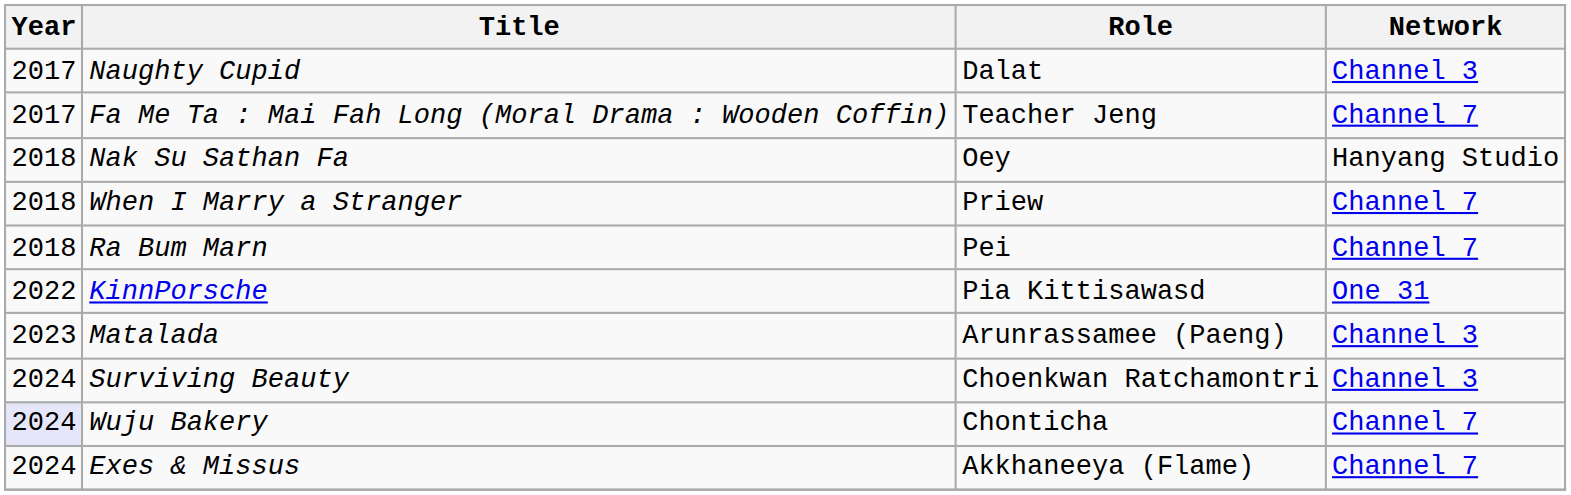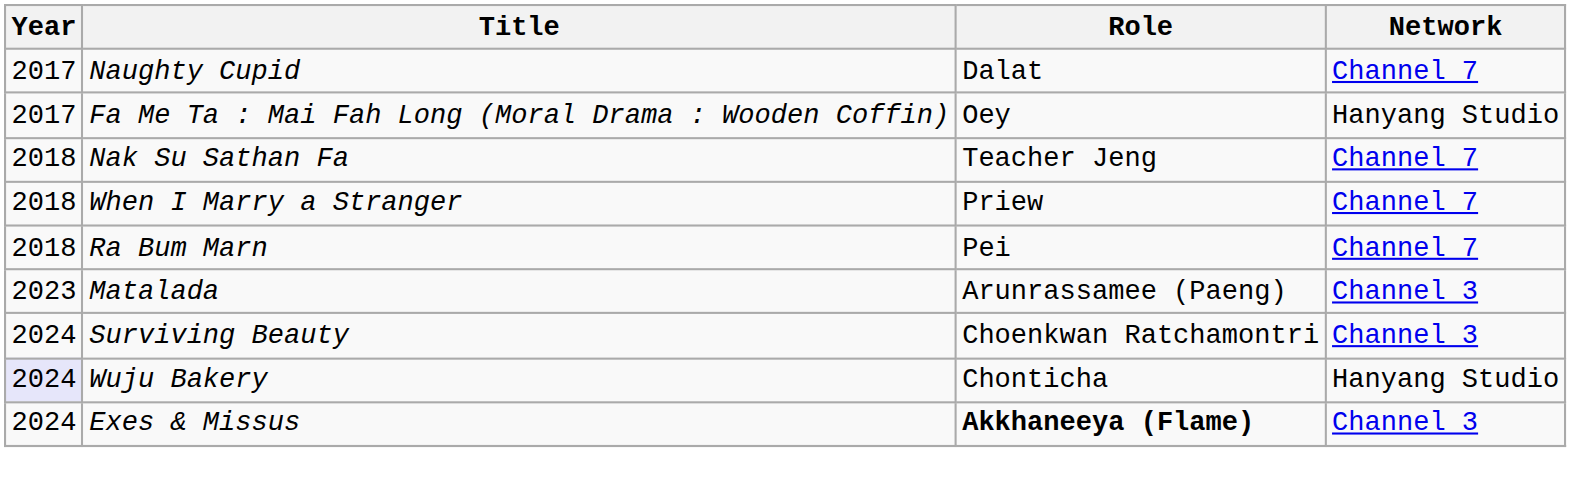(1405, 71) Channel 3 -> (1405, 71) Channel 7
(1060, 115) Teacher Jeng -> (987, 115) Oey
(1405, 115) Channel 7 -> (1446, 115) Hanyang Studio
(987, 159) Oey -> (1060, 159) Teacher Jeng
(1446, 159) Hanyang Studio -> (1405, 159) Channel 7
- row: (179, 291)
(1405, 424) Channel 7 -> (1446, 380) Hanyang Studio
(1108, 468) normal -> (1108, 424) bold
(1405, 468) Channel 7 -> (1405, 424) Channel 3
